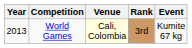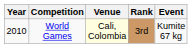(17, 31) 2013 -> (17, 31) 2010
